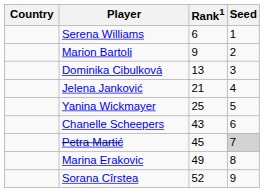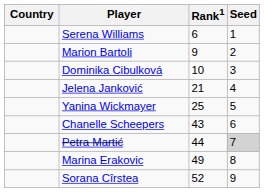(198, 70) 13 -> (198, 70) 10
(198, 142) 45 -> (198, 142) 44
